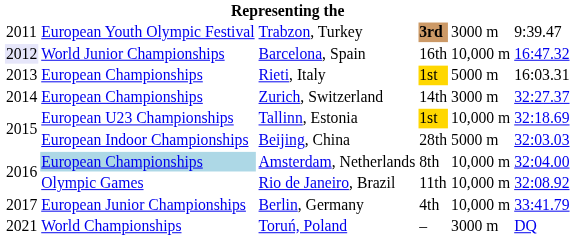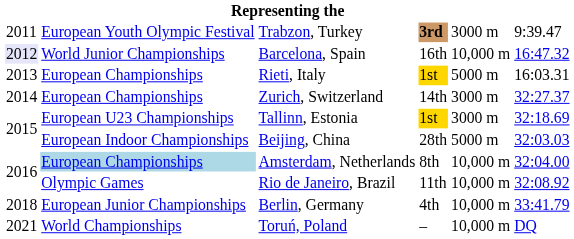(481, 118) 10,000 m -> (475, 118) 3000 m
(22, 204) 2017 -> (22, 204) 2018
(475, 226) 3000 m -> (481, 226) 10,000 m
